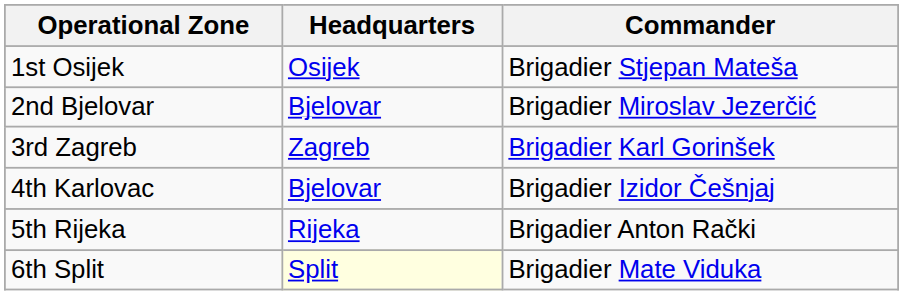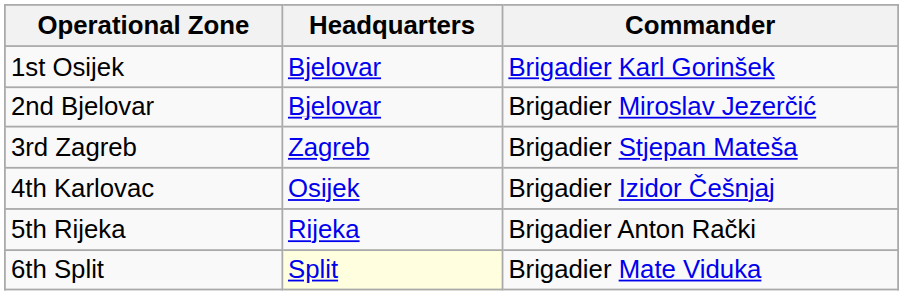(324, 66) Osijek -> (335, 66) Bjelovar
(653, 66) Brigadier Stjepan Mateša -> (642, 66) Brigadier Karl Gorinšek
(642, 148) Brigadier Karl Gorinšek -> (653, 148) Brigadier Stjepan Mateša
(335, 189) Bjelovar -> (324, 189) Osijek
